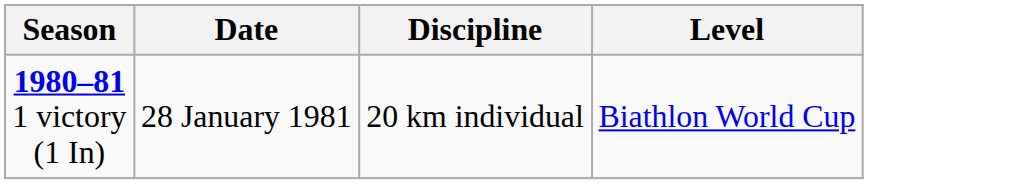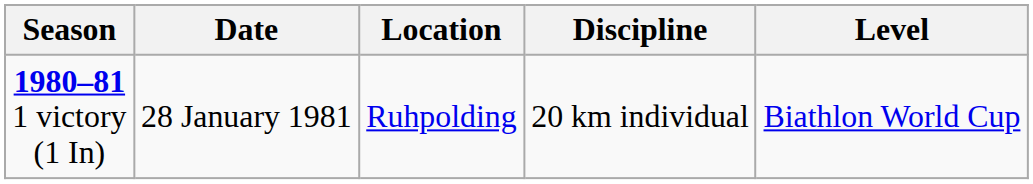+ column: (441, 29)
